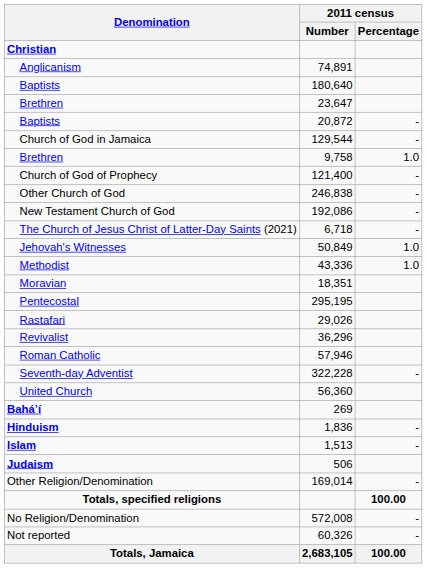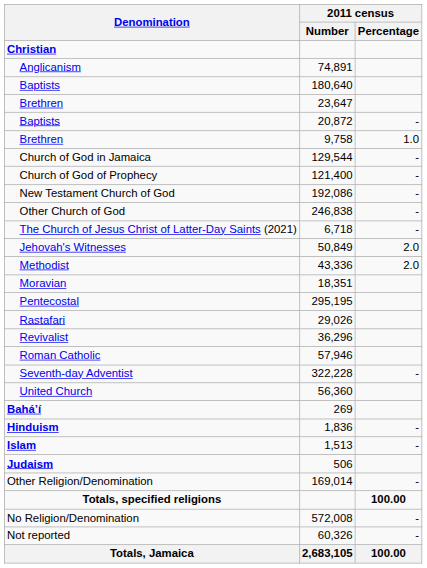rows swapped: (35, 157) <-> (79, 139)
rows swapped: (91, 211) <-> (66, 193)
(411, 247) 1.0 -> (411, 247) 2.0
(411, 265) 1.0 -> (411, 265) 2.0
